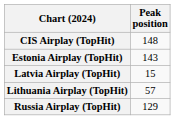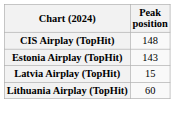(150, 90) 57 -> (150, 90) 60
- row: (67, 106)
